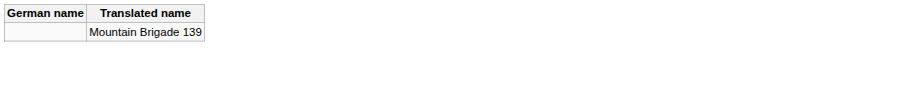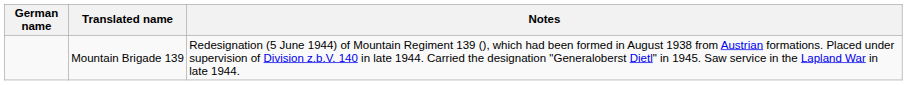+ column: (544, 20)
